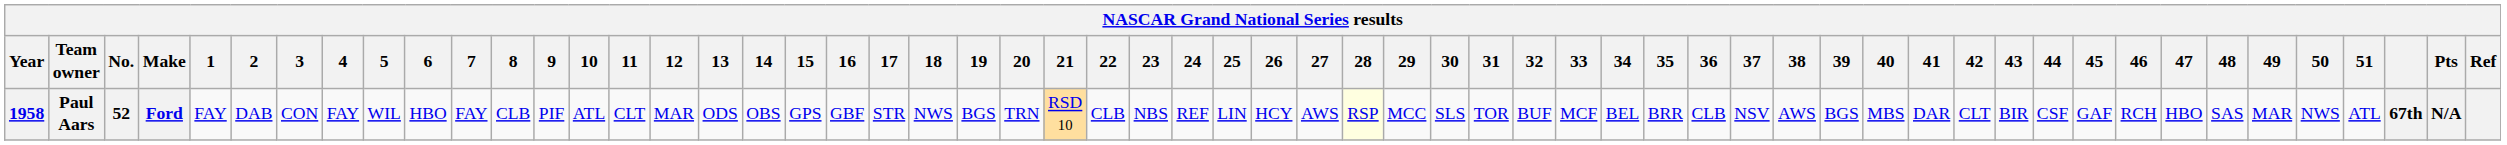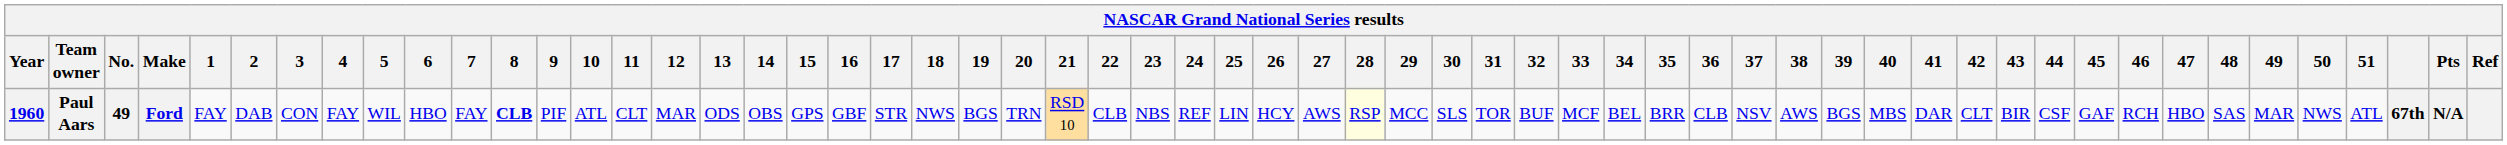(27, 113) 1958 -> (27, 113) 1960
(121, 113) 52 -> (121, 113) 49
(513, 113) normal -> (514, 113) bold
